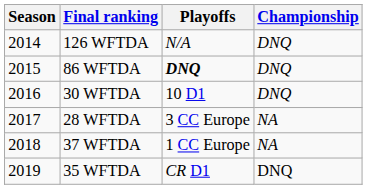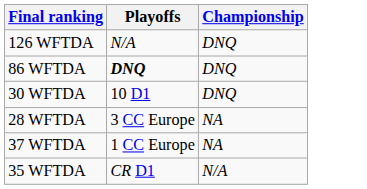- column: (32, 17)
(275, 171) DNQ -> (215, 171) N/A
